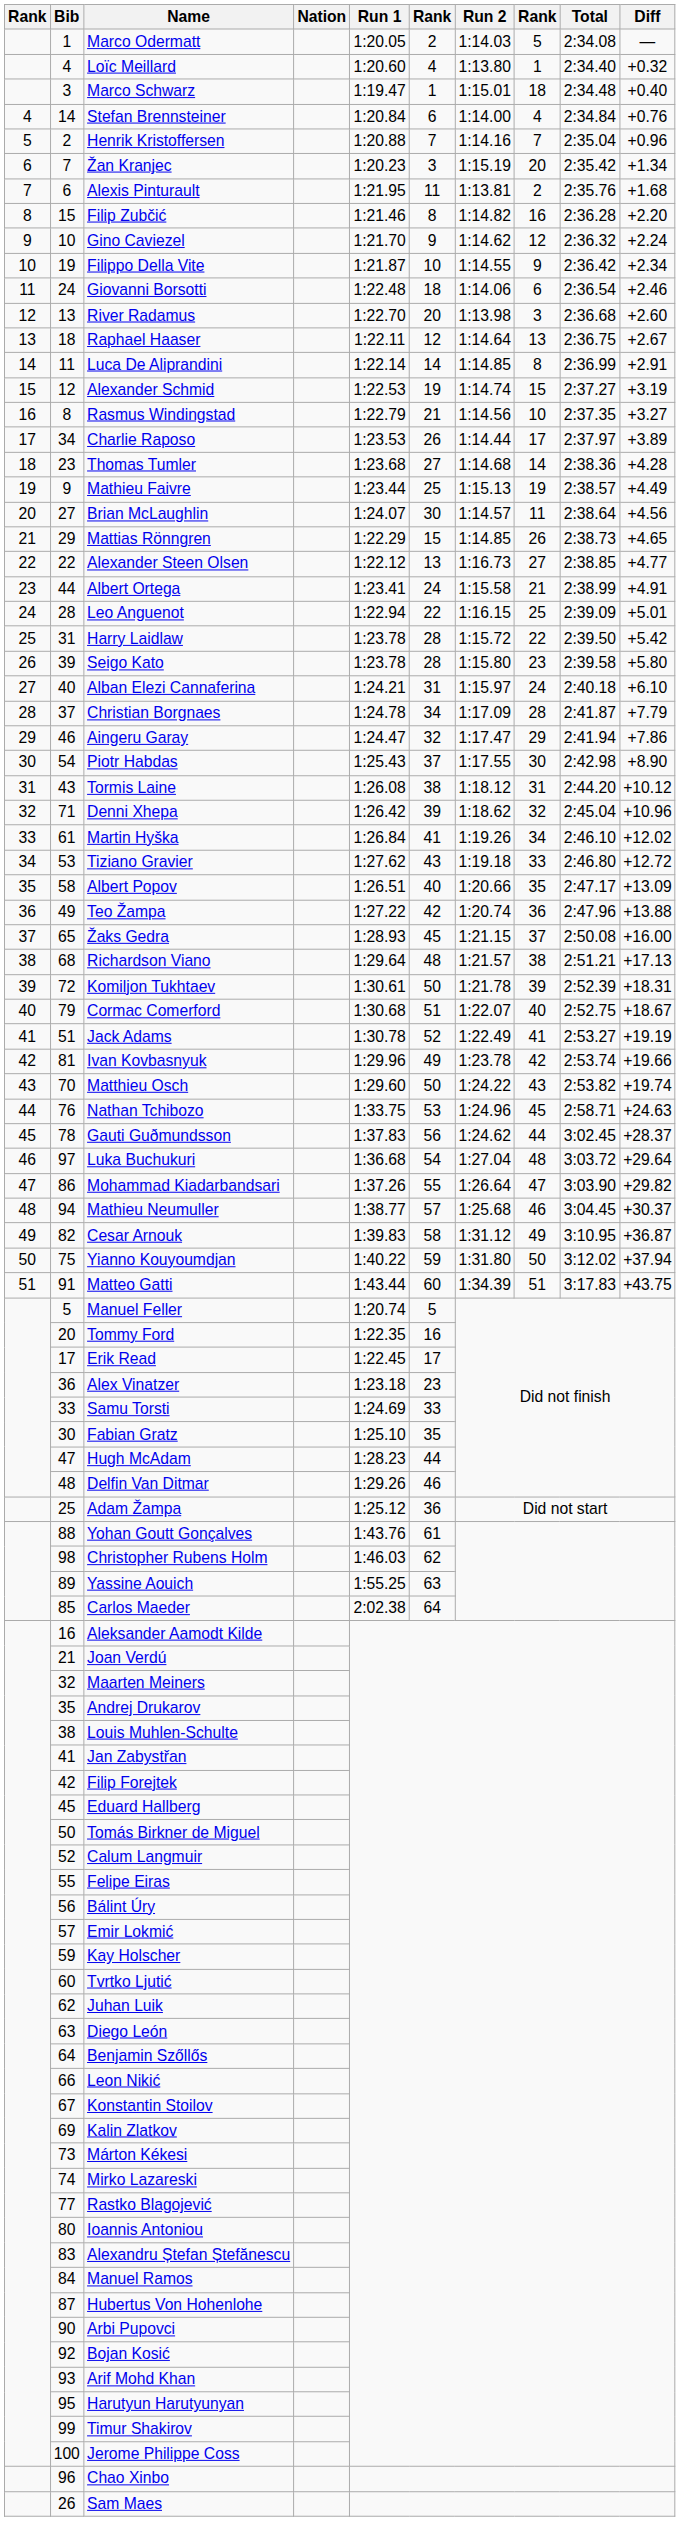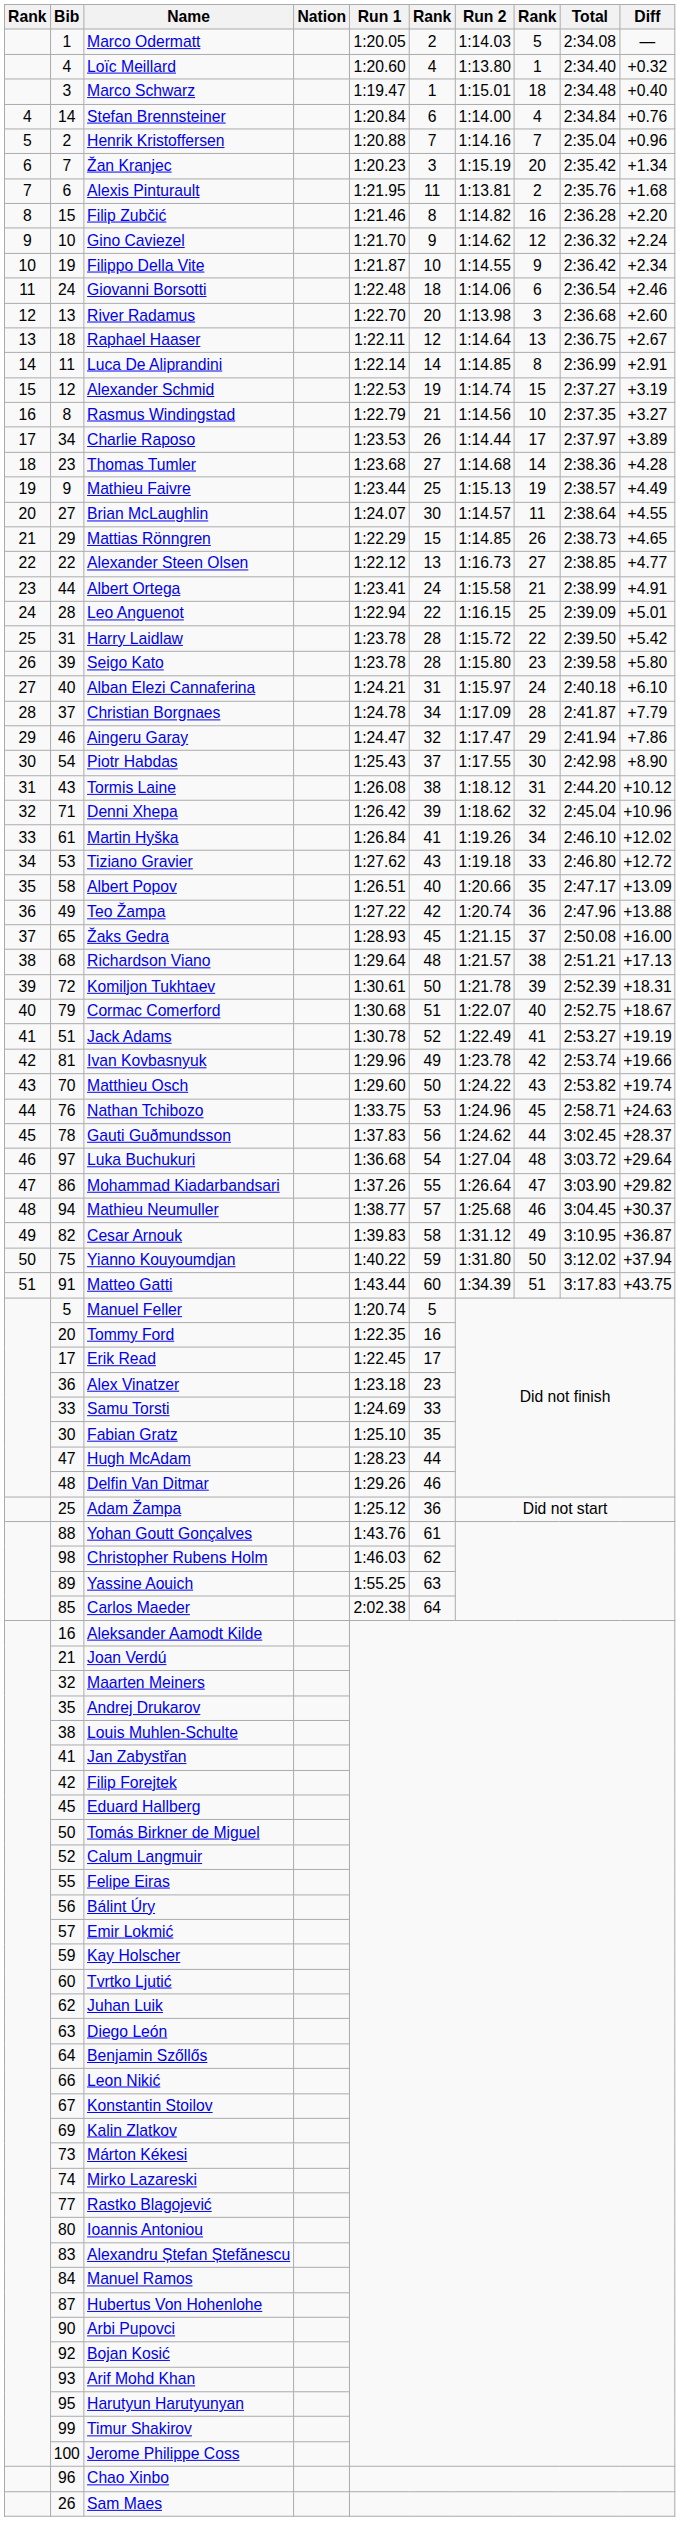(647, 514) +4.56 -> (647, 514) +4.55
